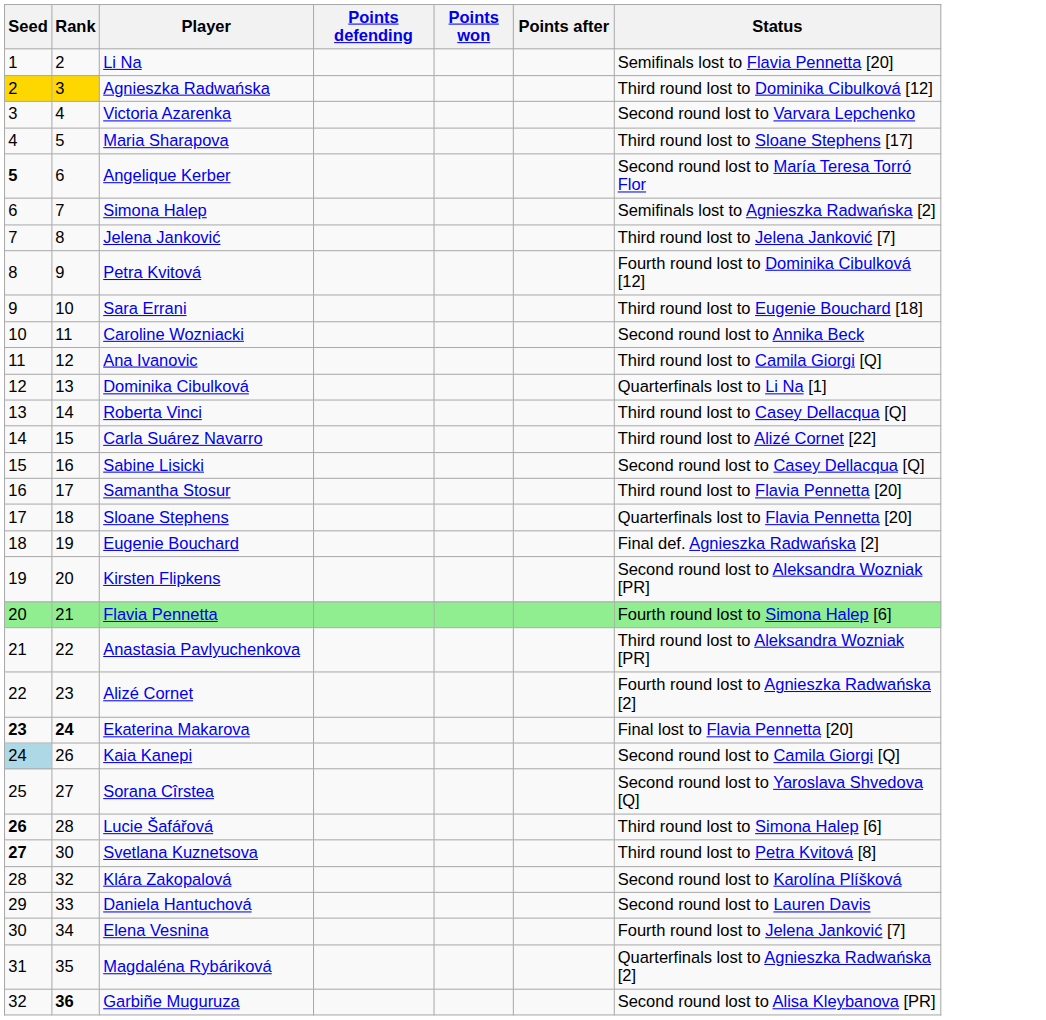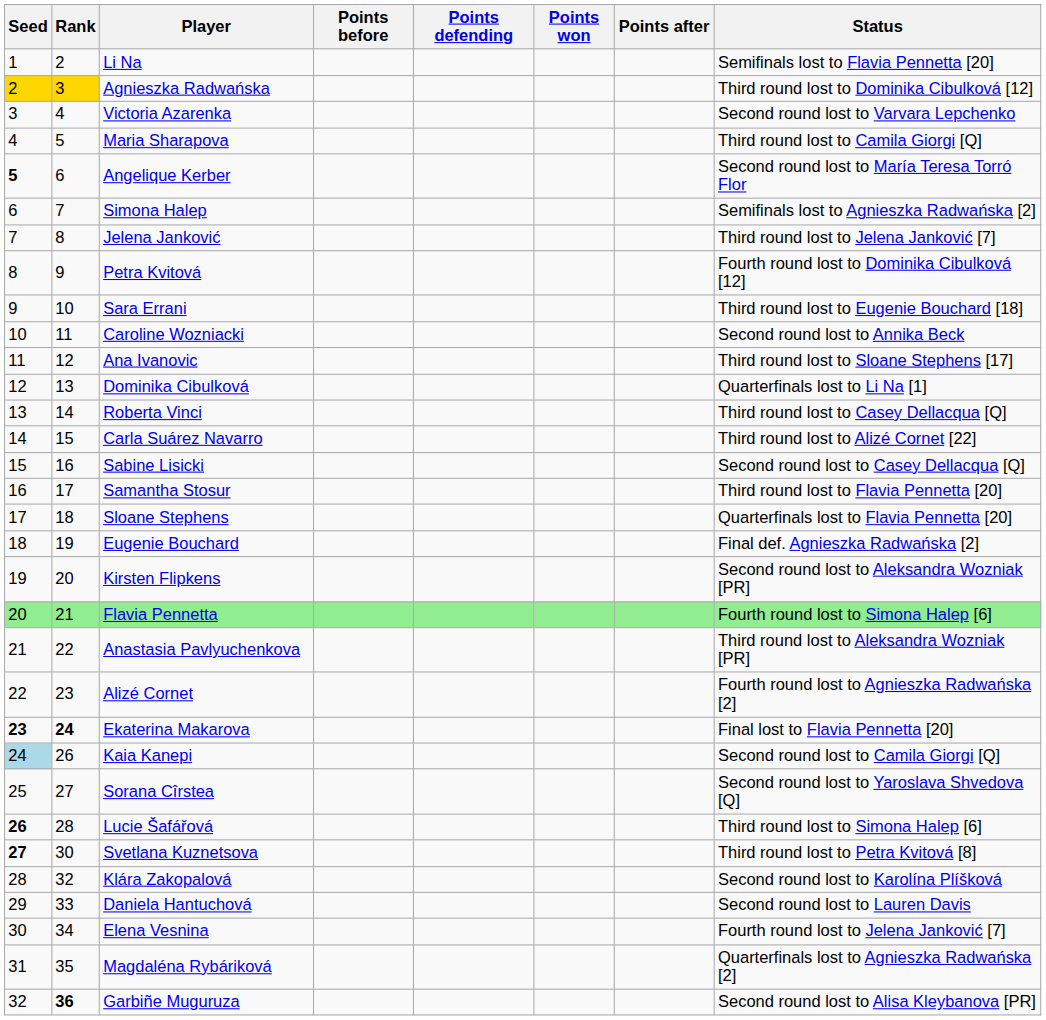+ column: (363, 26)
(765, 140) Third round lost to Sloane Stephens [17] -> (850, 140) Third round lost to Camila Giorgi [Q]
(750, 360) Third round lost to Camila Giorgi [Q] -> (865, 360) Third round lost to Sloane Stephens [17]
